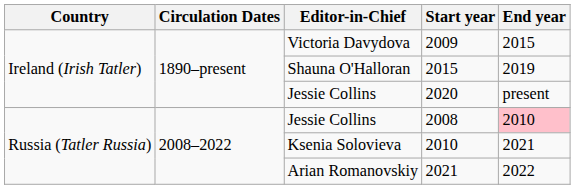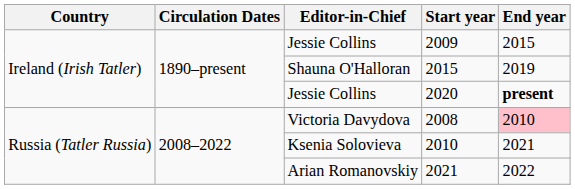(349, 42) Victoria Davydova -> (332, 42) Jessie Collins
(526, 94) normal -> (528, 94) bold
(332, 119) Jessie Collins -> (349, 119) Victoria Davydova
